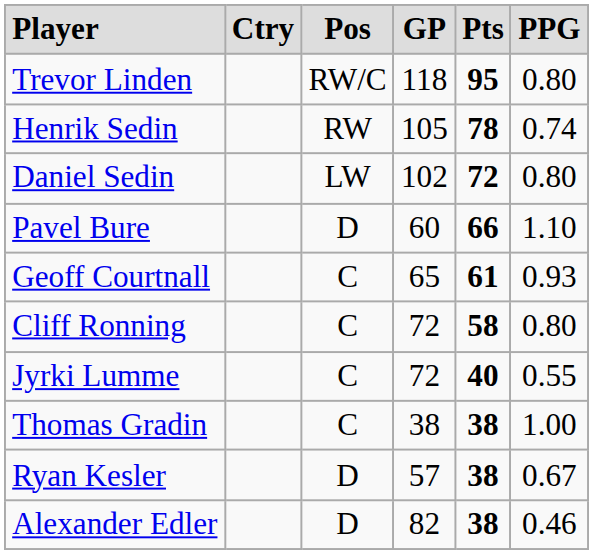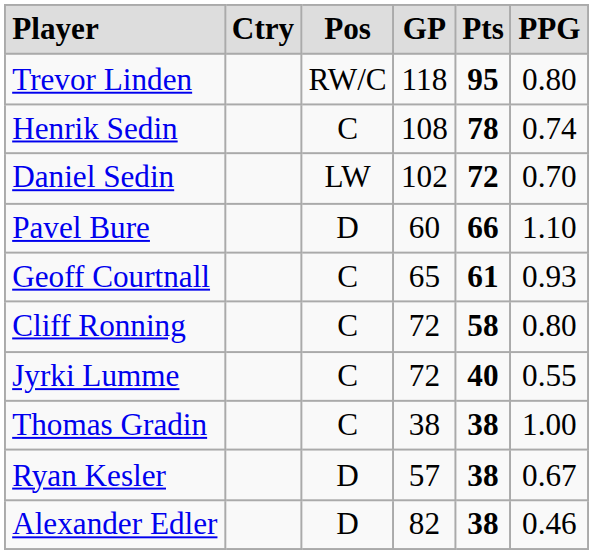(348, 128) RW -> (348, 128) C
(424, 128) 105 -> (424, 128) 108
(549, 177) 0.80 -> (549, 177) 0.70
